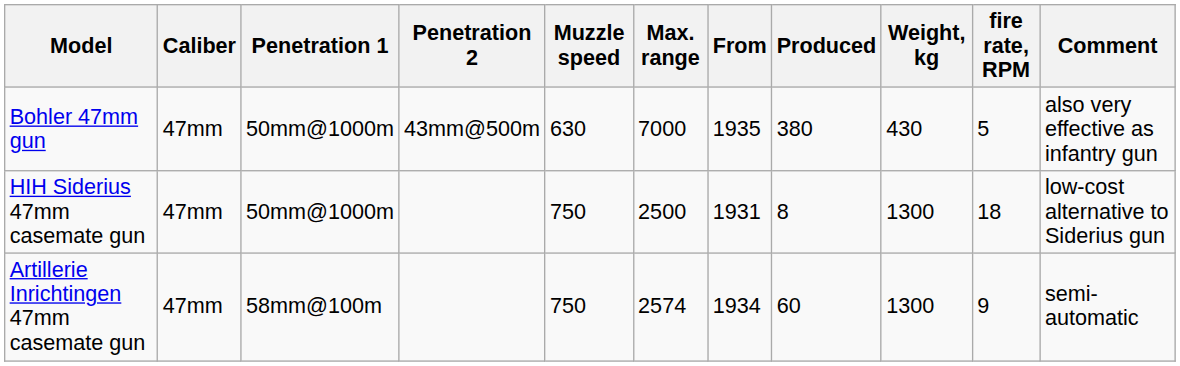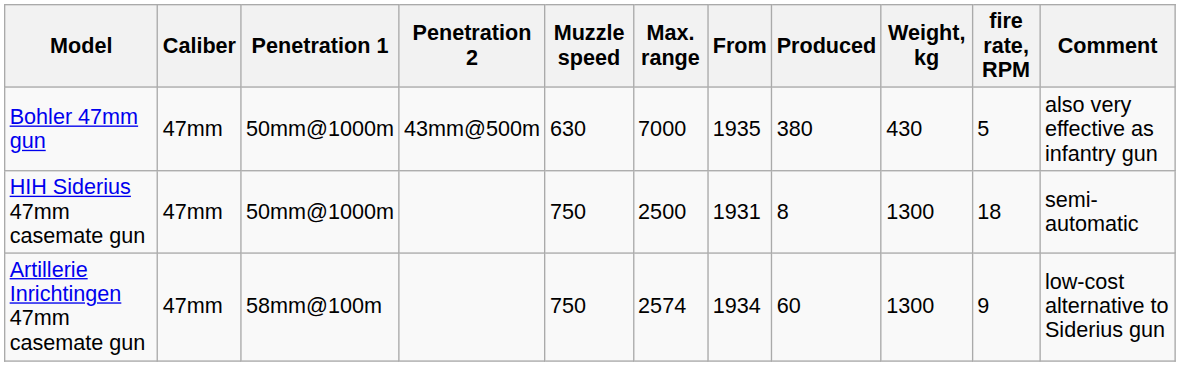(1107, 211) low-cost alternative to Siderius gun -> (1092, 211) semi-automatic
(1092, 306) semi-automatic -> (1107, 306) low-cost alternative to Siderius gun
